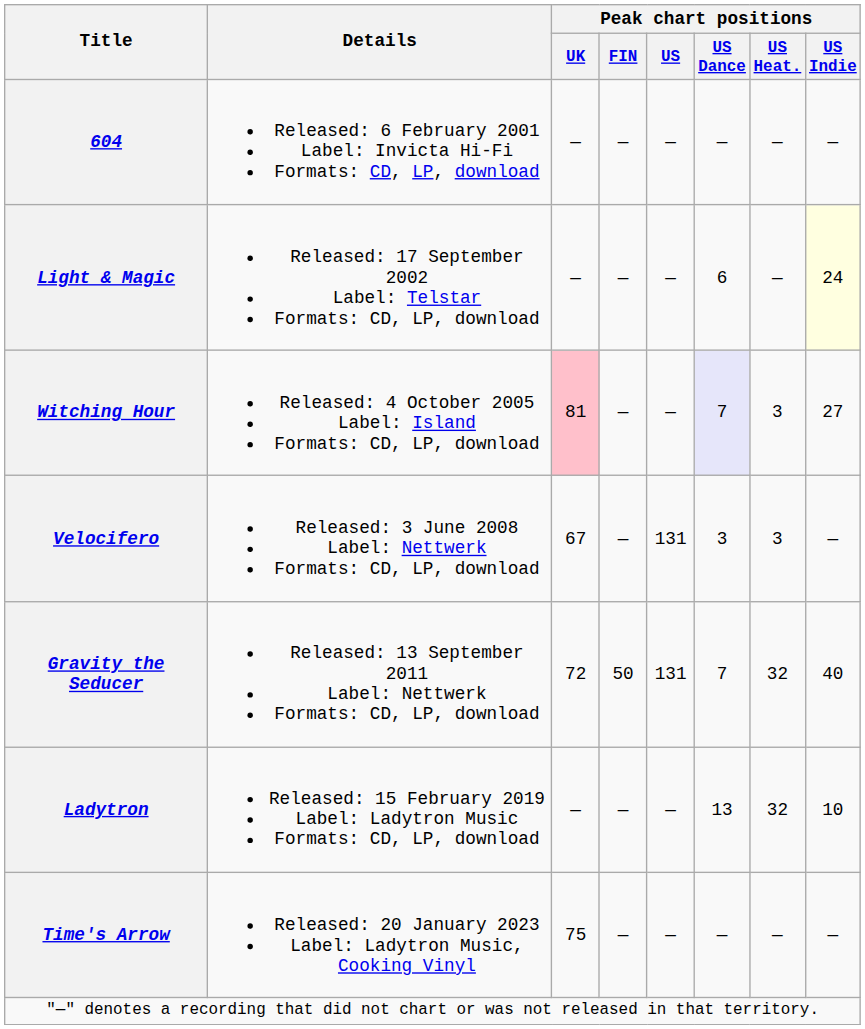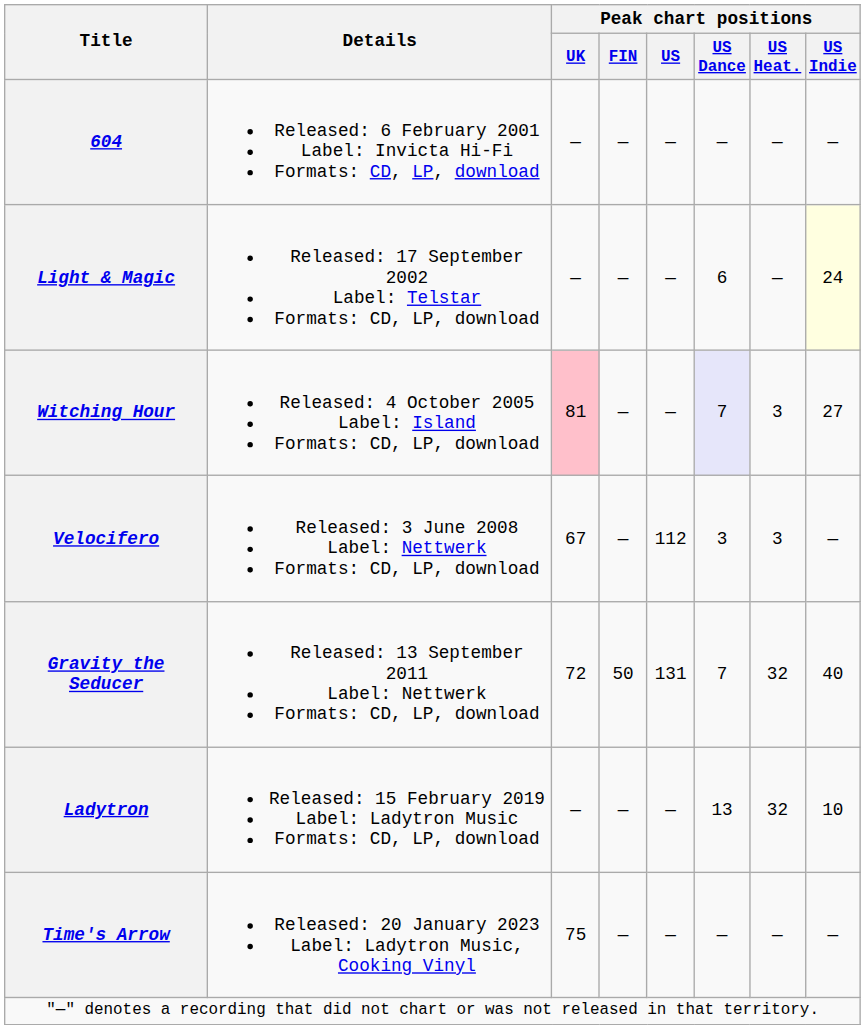(671, 538) 131 -> (671, 538) 112
